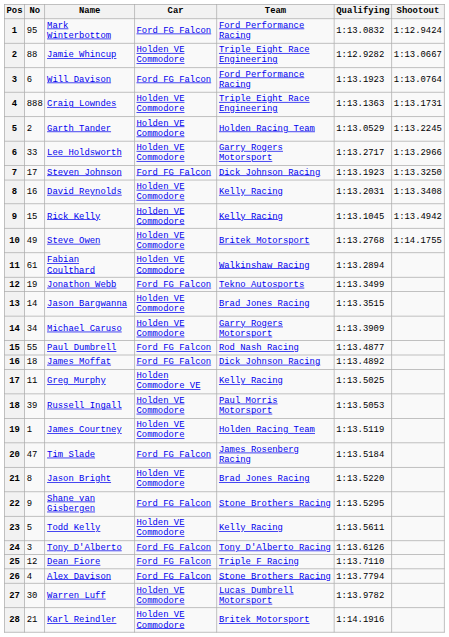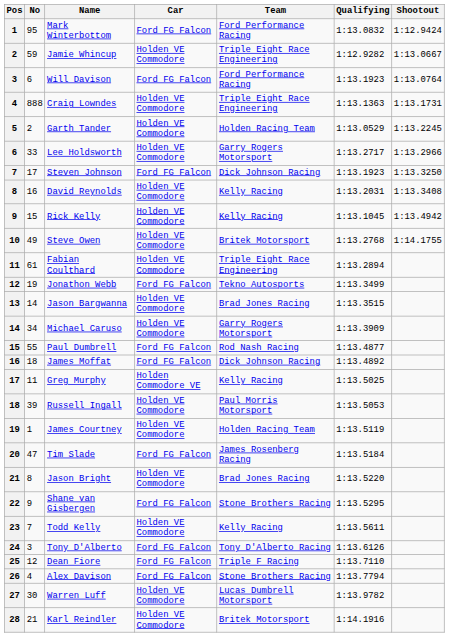(32, 56) 88 -> (32, 56) 59
(264, 266) Walkinshaw Racing -> (264, 266) Triple Eight Race Engineering
(29, 529) 5 -> (29, 529) 7
